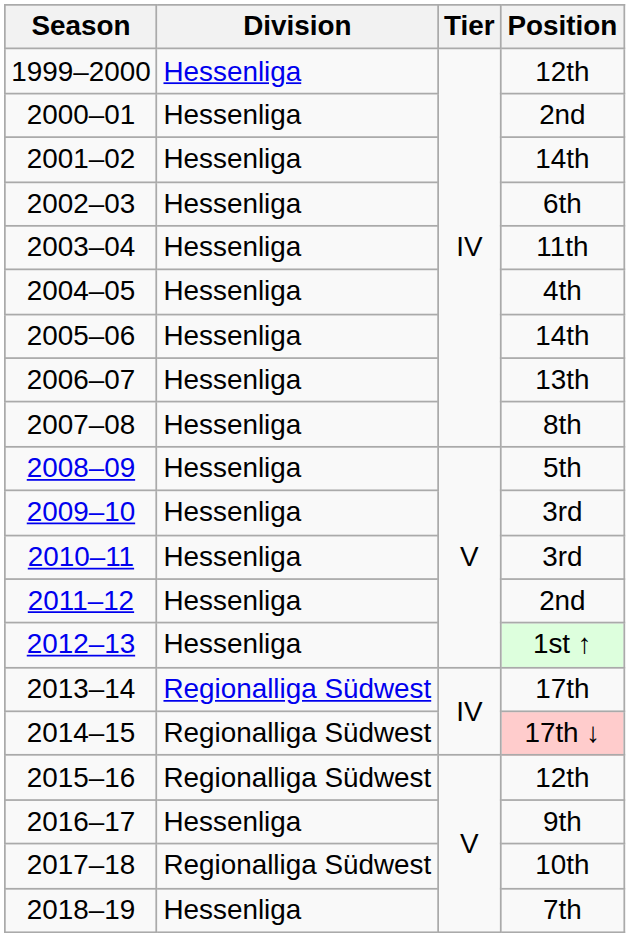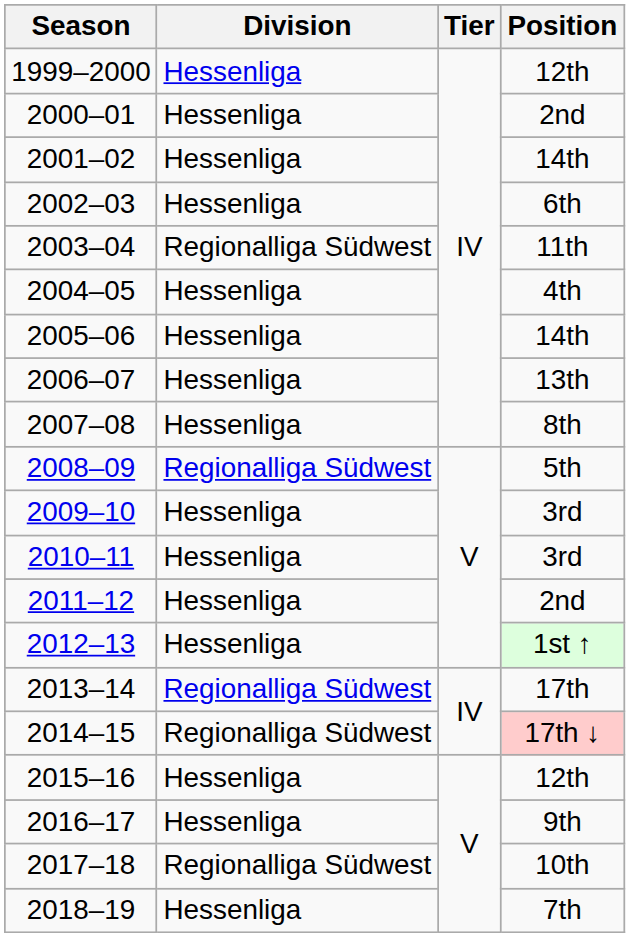(232, 247) Hessenliga -> (297, 247) Regionalliga Südwest
(232, 468) Hessenliga -> (297, 468) Regionalliga Südwest
(297, 777) Regionalliga Südwest -> (232, 777) Hessenliga
